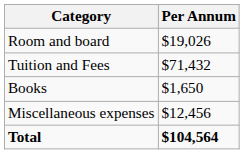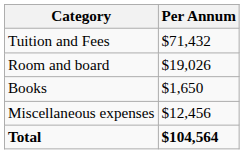rows swapped: (59, 64) <-> (59, 40)
